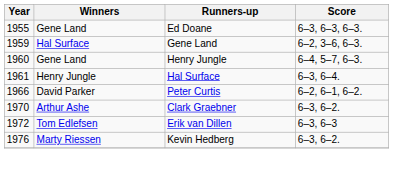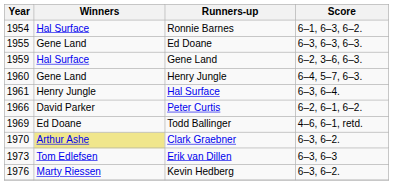+ row: (200, 28)
+ row: (199, 124)
(63, 108) no background -> (63, 140) khaki background
(18, 124) 1972 -> (18, 156) 1973
